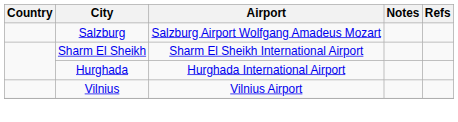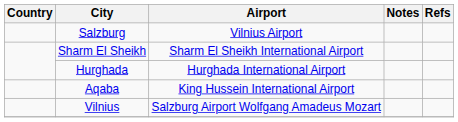(266, 32) Salzburg Airport Wolfgang Amadeus Mozart -> (266, 32) Vilnius Airport
+ row: (102, 88)
(266, 88) Vilnius Airport -> (266, 107) Salzburg Airport Wolfgang Amadeus Mozart
